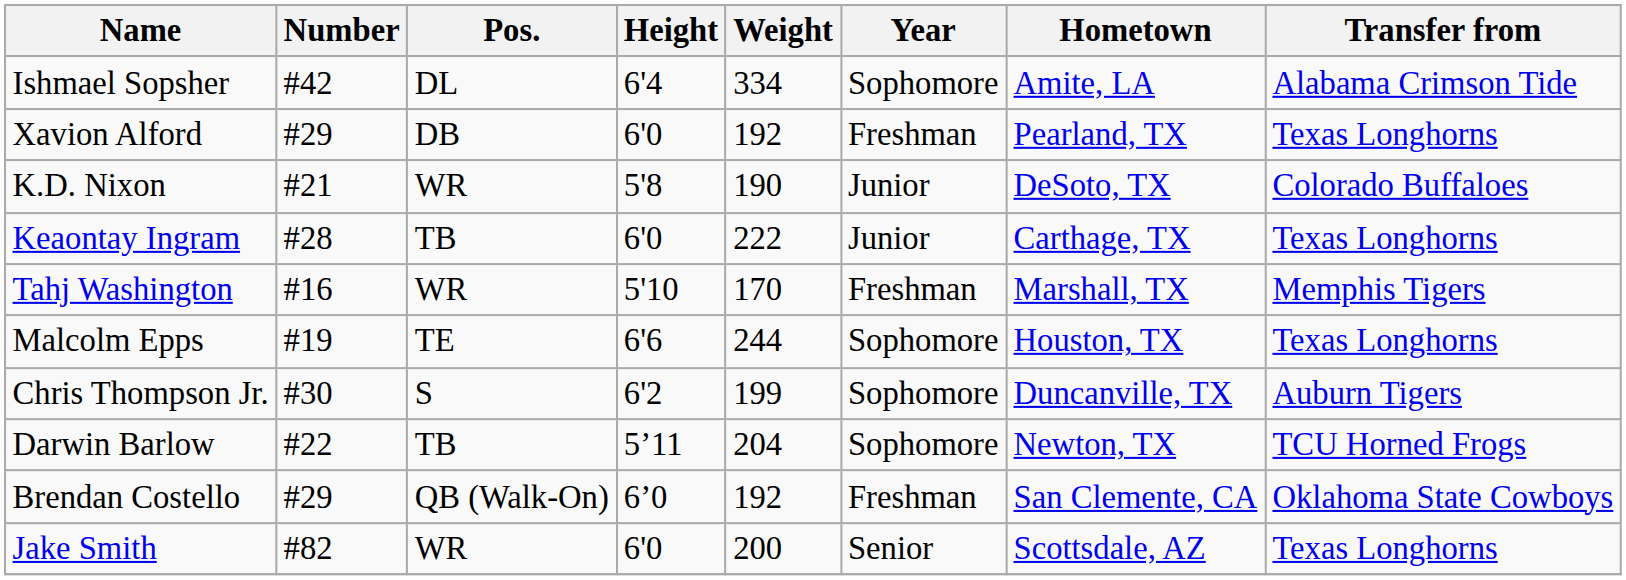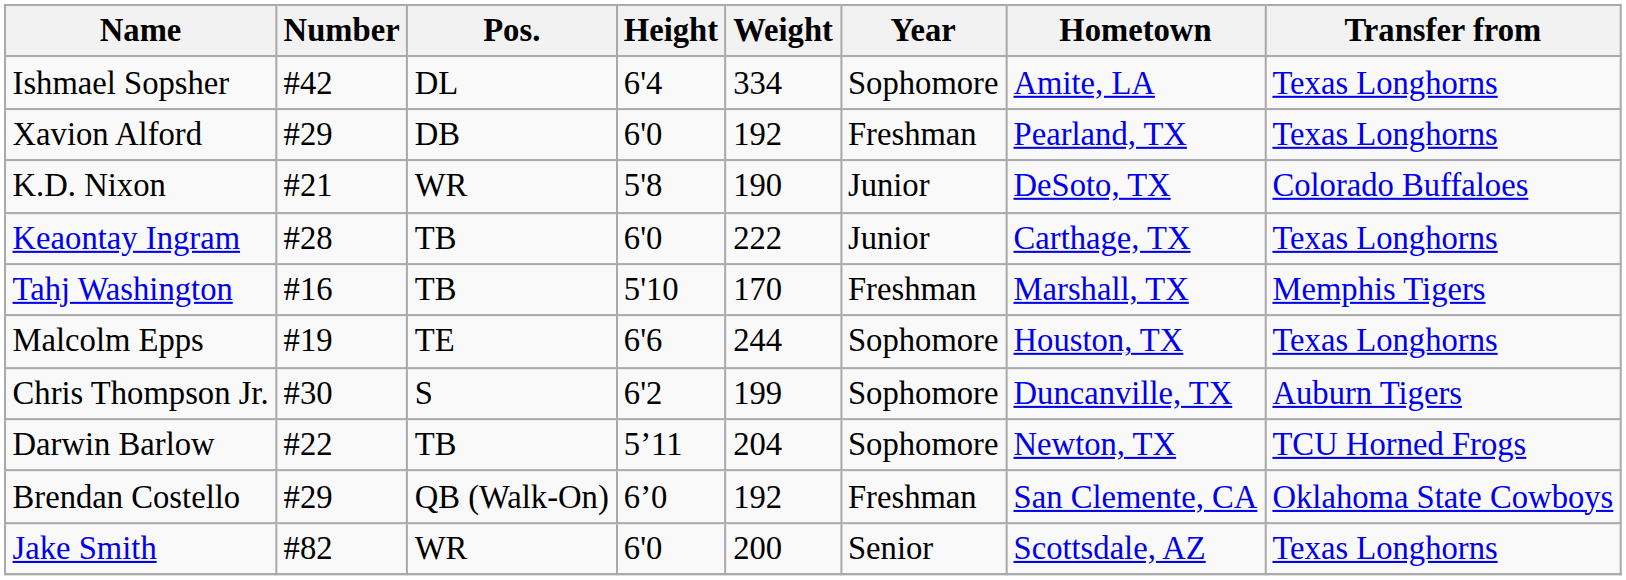(1425, 82) Alabama Crimson Tide -> (1385, 82) Texas Longhorns
(441, 289) WR -> (436, 289) TB
